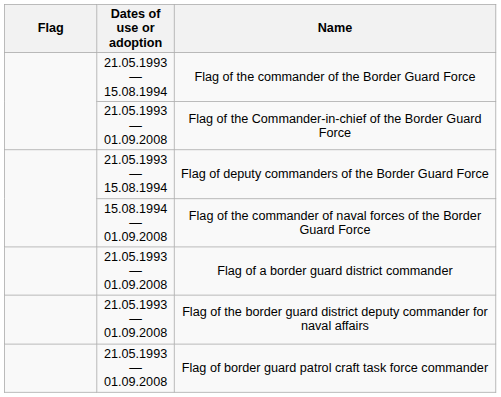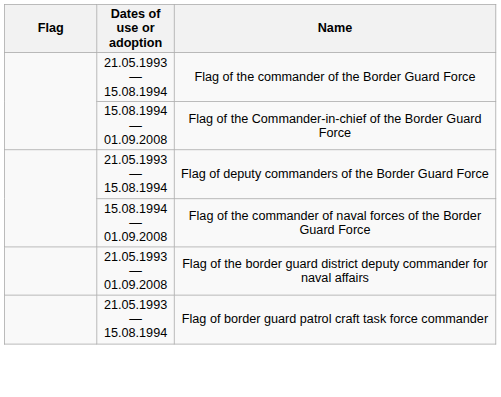(136, 125) 21.05.1993 — 01.09.2008 -> (136, 125) 15.08.1994 — 01.09.2008
- row: (335, 271)
(136, 368) 21.05.1993 — 01.09.2008 -> (136, 319) 21.05.1993 — 15.08.1994
